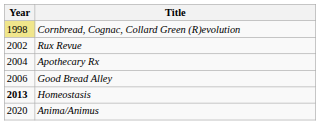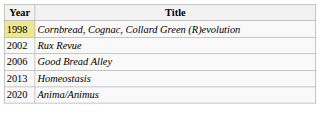- row: (68, 62)
(17, 95) bold -> (17, 78) normal
